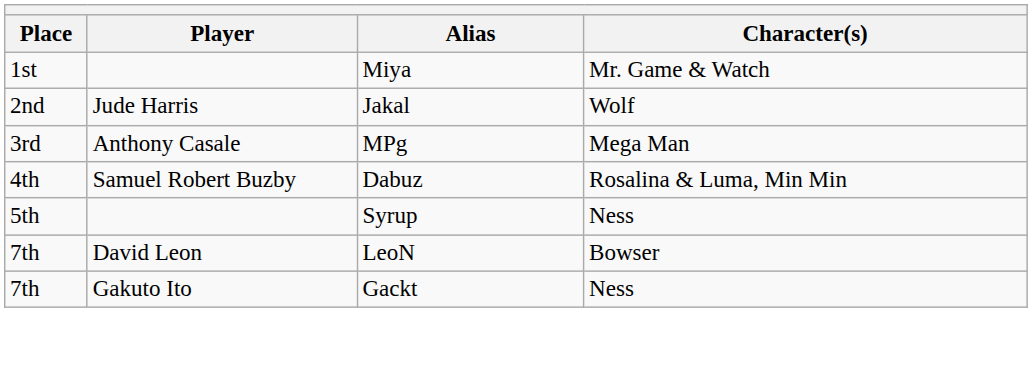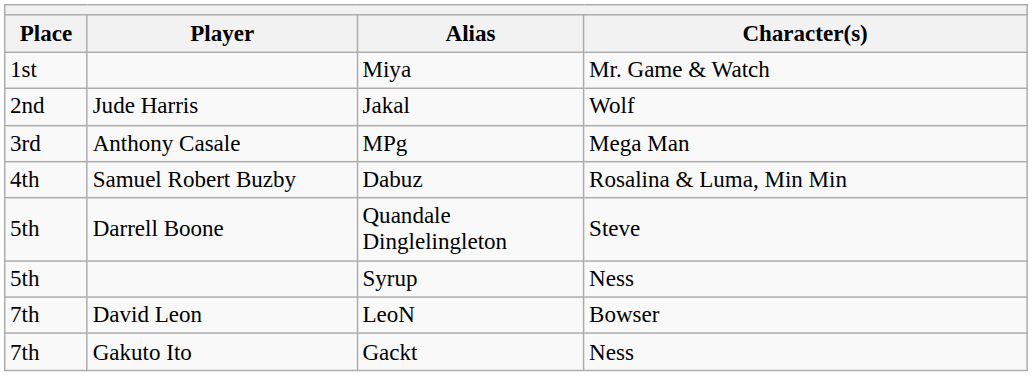+ row: (435, 229)
